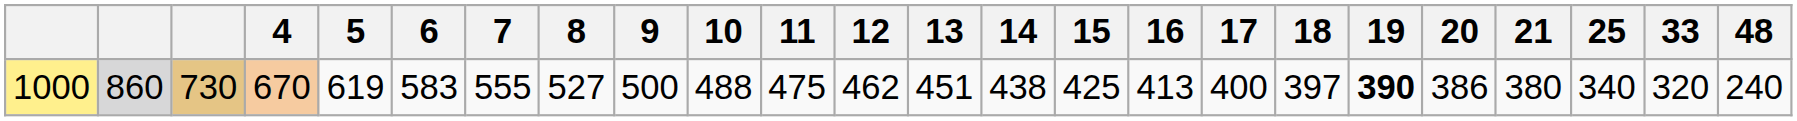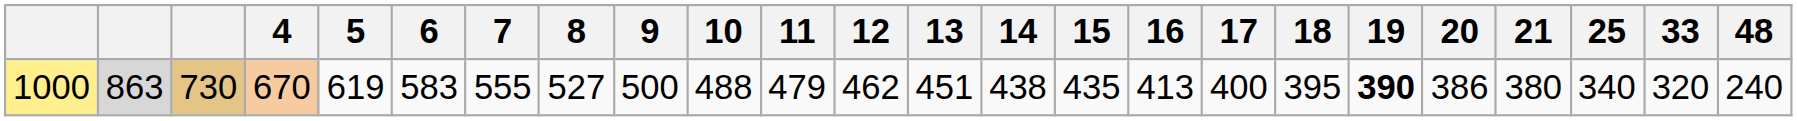(135, 86) 860 -> (135, 86) 863
(797, 86) 475 -> (797, 86) 479
(1092, 86) 425 -> (1092, 86) 435
(1312, 86) 397 -> (1312, 86) 395
